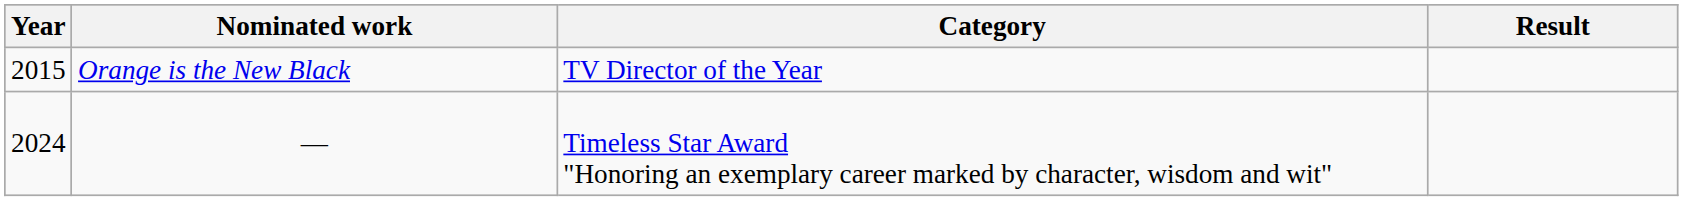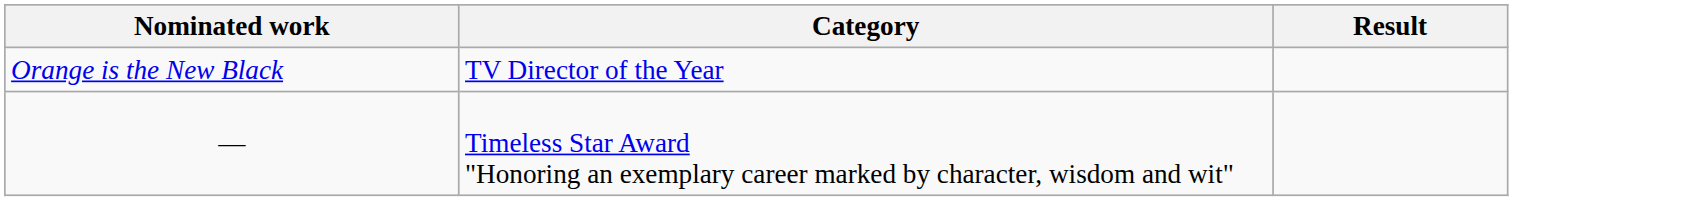- column: (38, 26)
